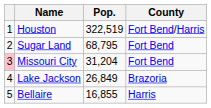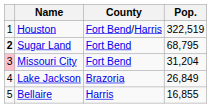columns swapped: (166, 12) <-> (104, 12)
(10, 45) normal -> (10, 45) bold
